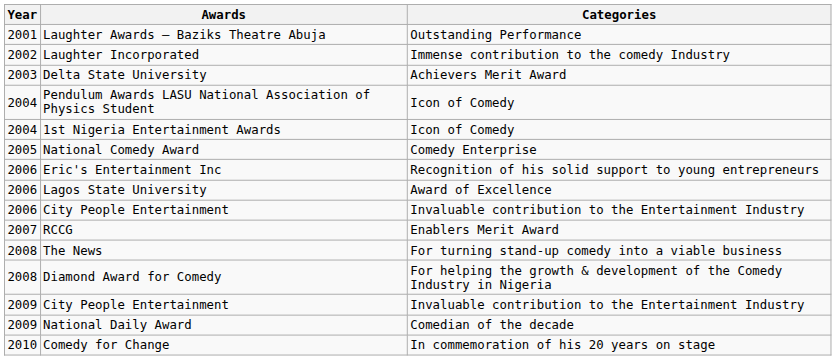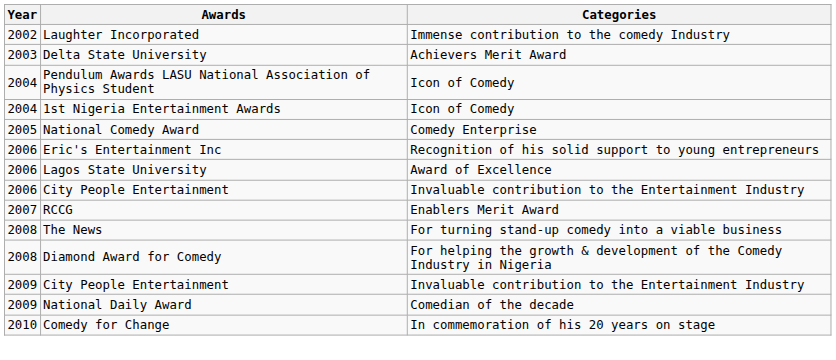- row: (22, 35)
